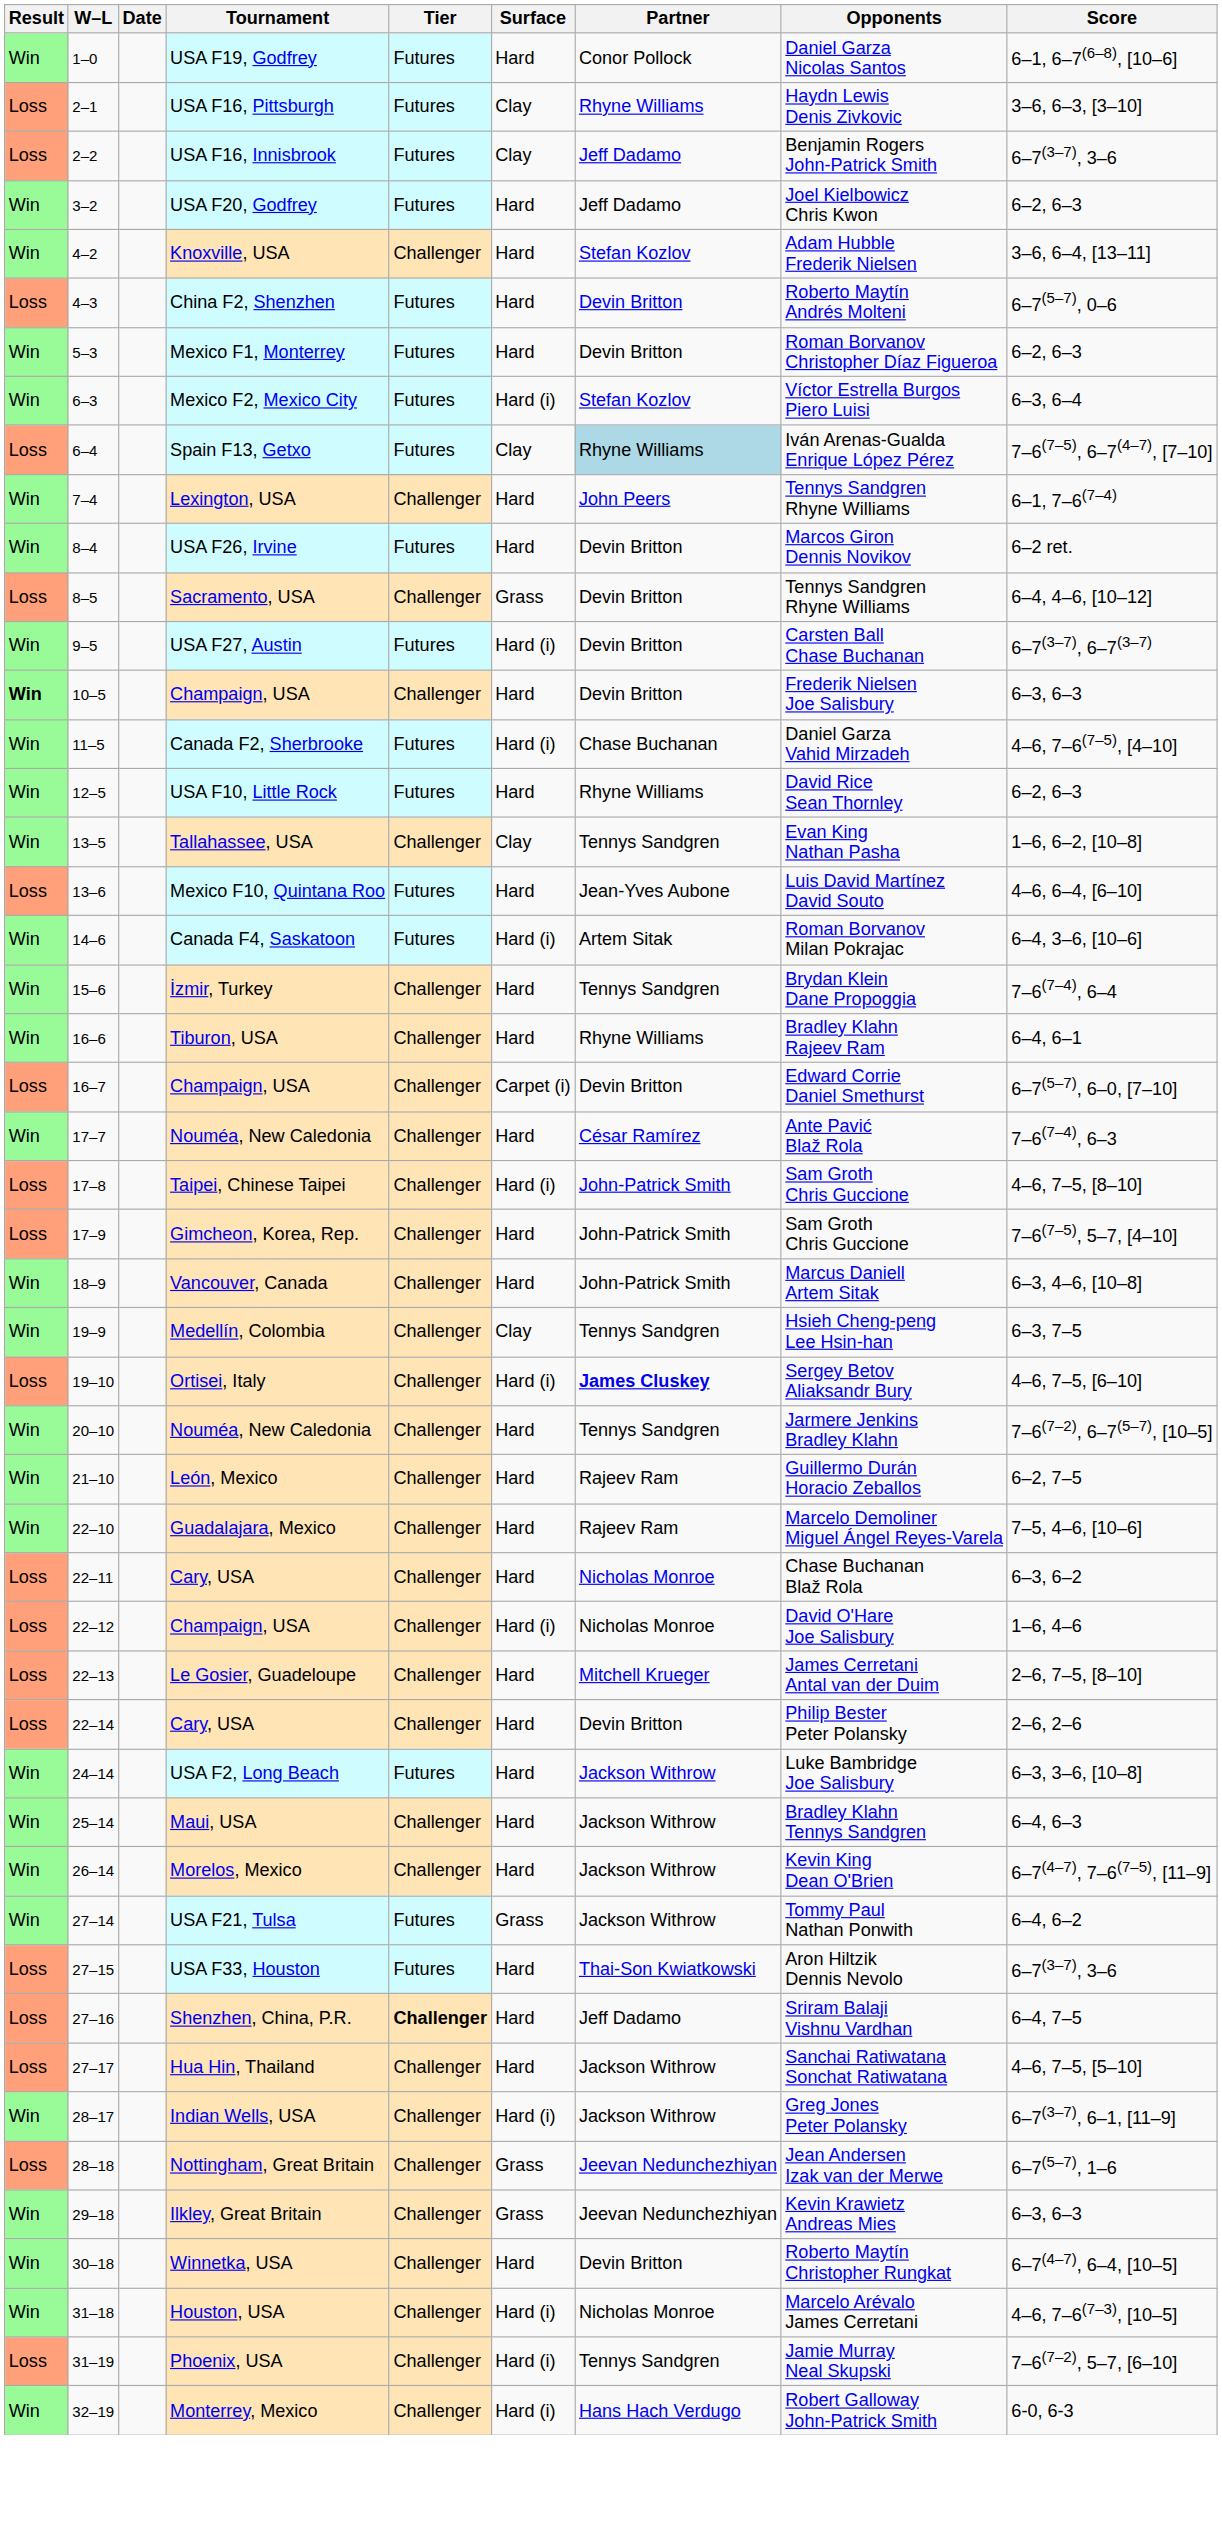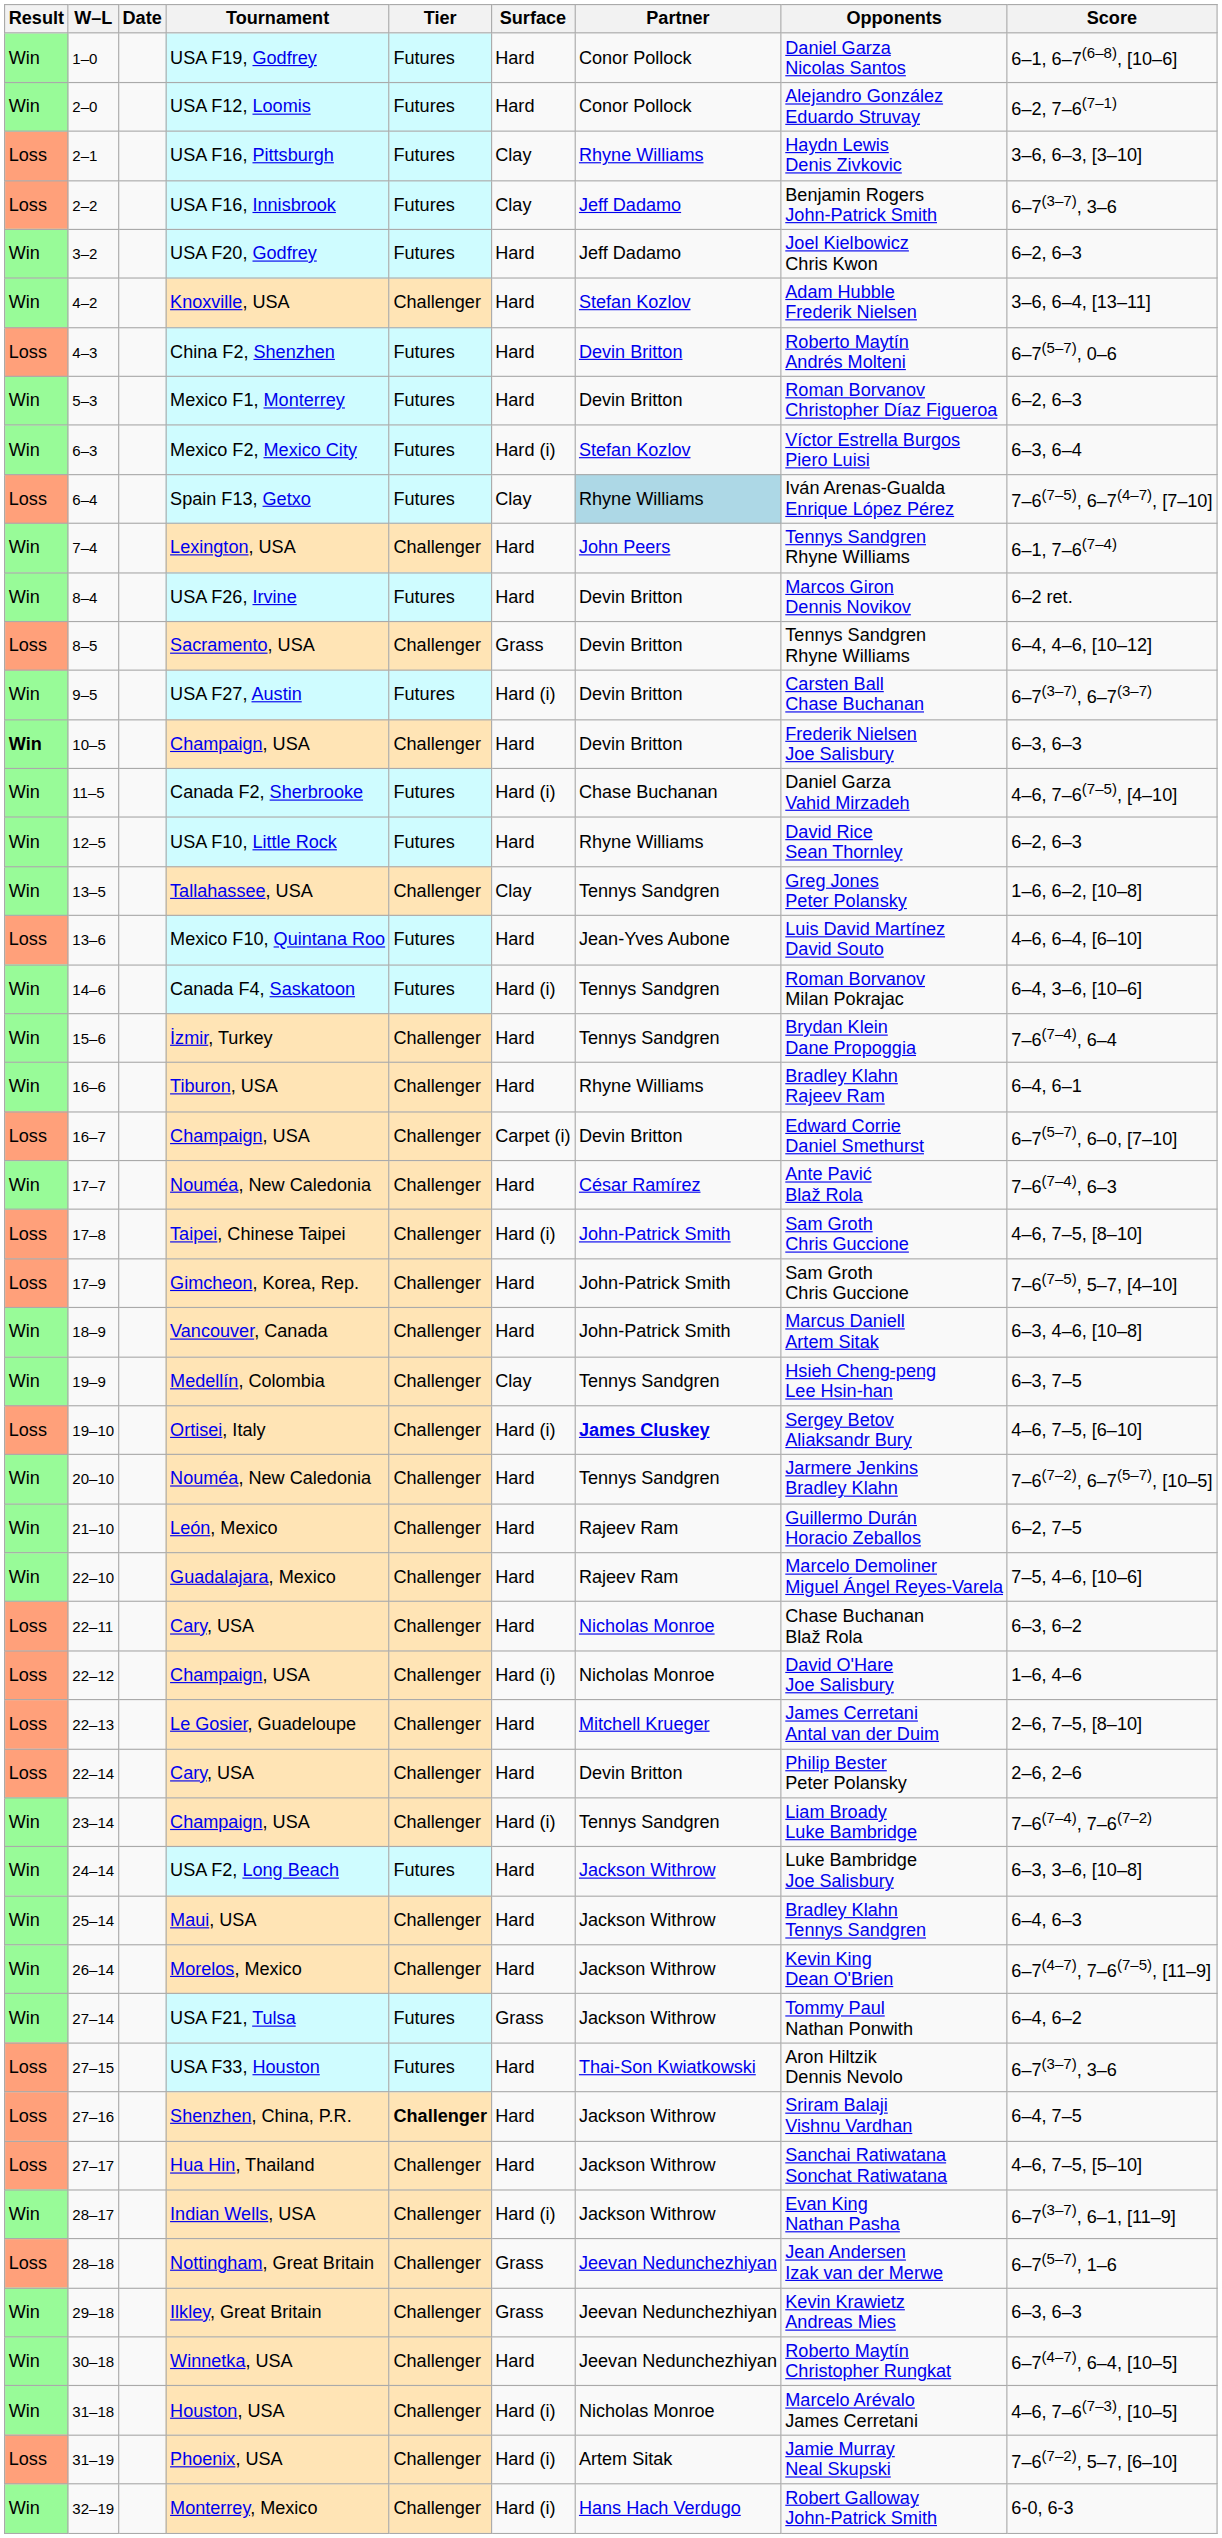+ row: (85, 107)
(843, 841) Evan King Nathan Pasha -> (846, 890) Greg Jones Peter Polansky
(626, 939) Artem Sitak -> (649, 988) Tennys Sandgren
+ row: (93, 1823)
(630, 2018) Jeff Dadamo -> (647, 2116) Jackson Withrow
(846, 2116) Greg Jones Peter Polansky -> (843, 2214) Evan King Nathan Pasha
(631, 2263) Devin Britton -> (678, 2361) Jeevan Nedunchezhiyan
(649, 2361) Tennys Sandgren -> (626, 2459) Artem Sitak
